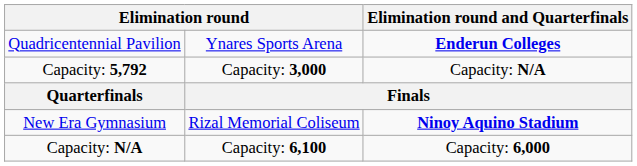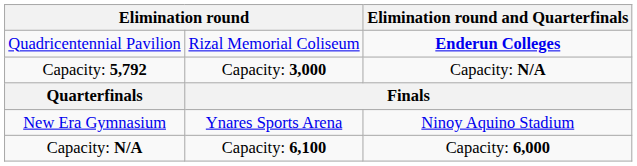(274, 43) Ynares Sports Arena -> (274, 43) Rizal Memorial Coliseum
(274, 122) Rizal Memorial Coliseum -> (274, 122) Ynares Sports Arena
(498, 122) bold -> (498, 122) normal
